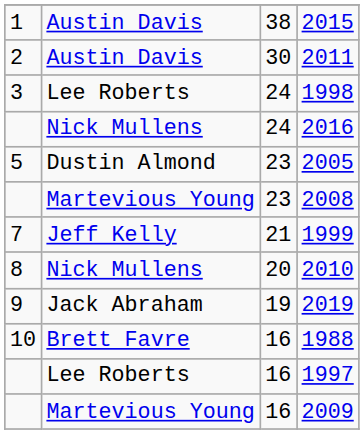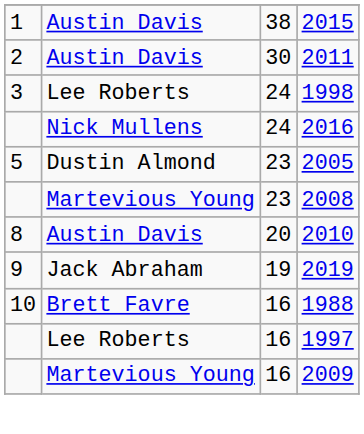- row: (328, 235)
(125, 270) Nick Mullens -> (125, 235) Austin Davis
